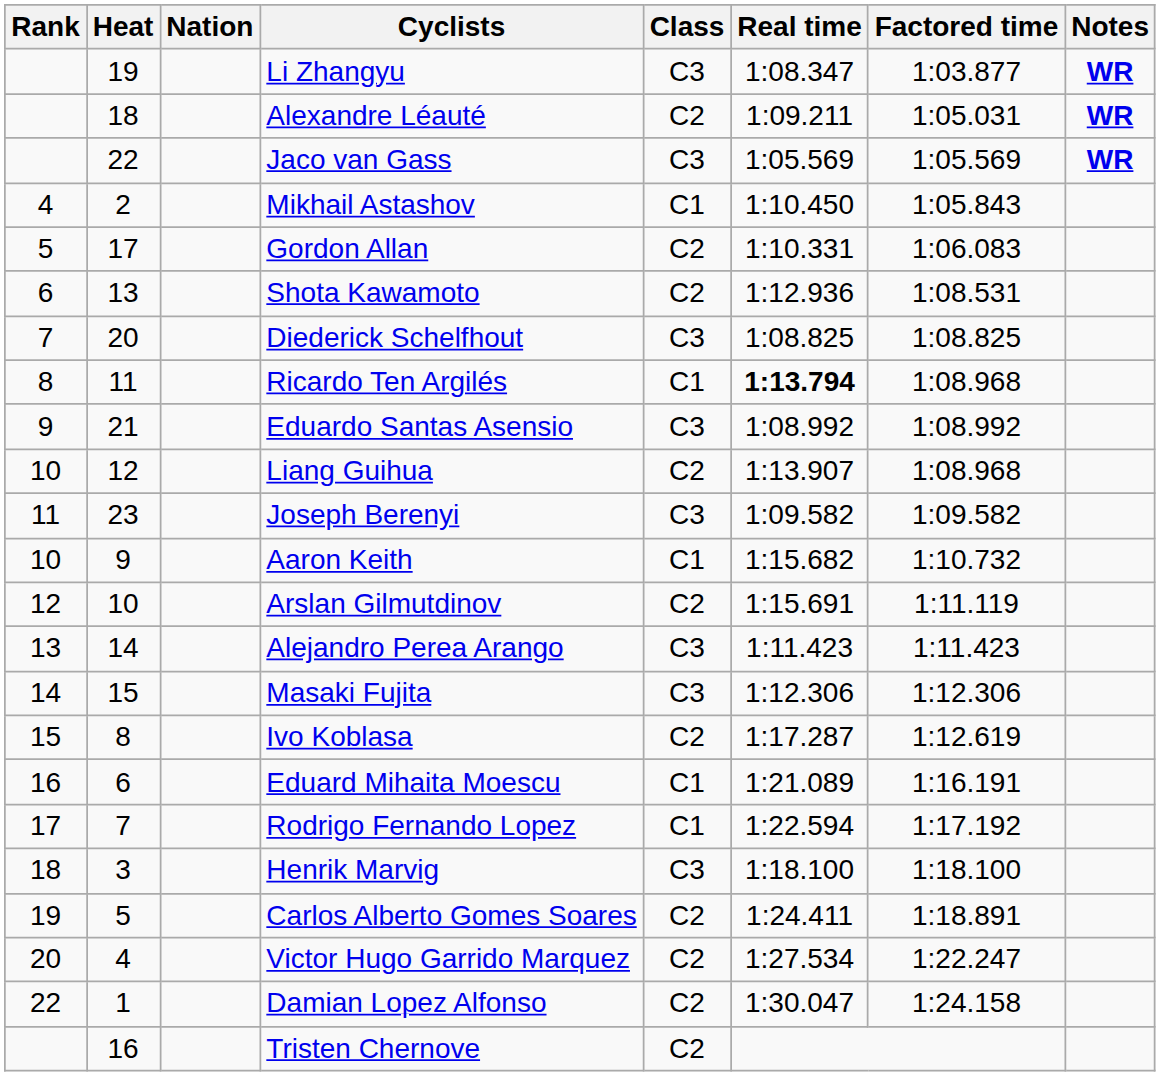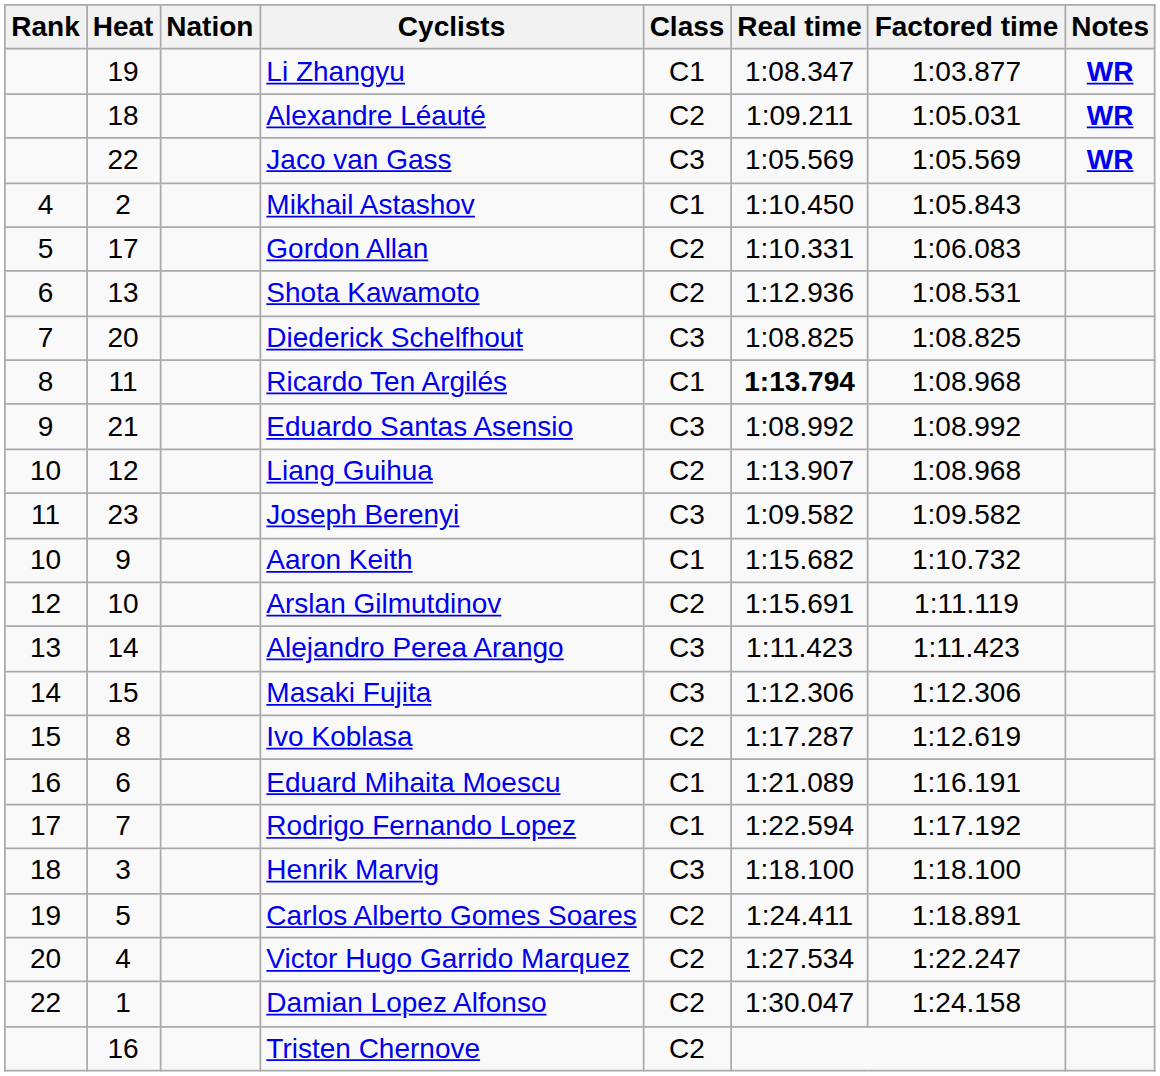(687, 71) C3 -> (687, 71) C1
